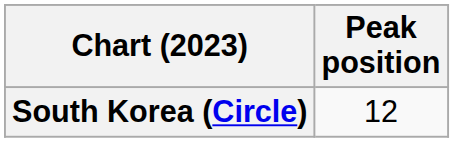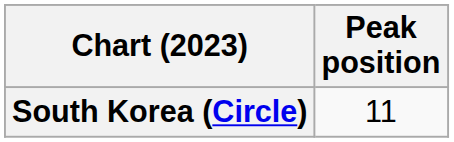(381, 111) 12 -> (381, 111) 11
